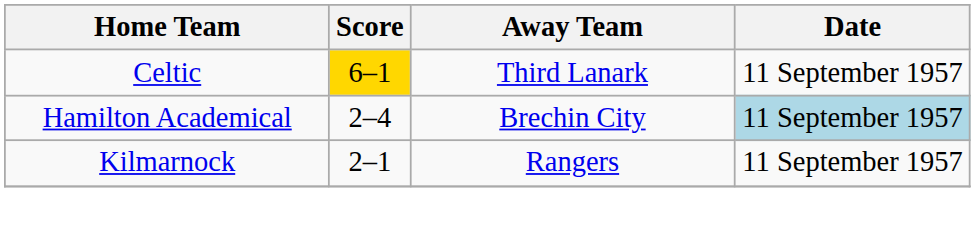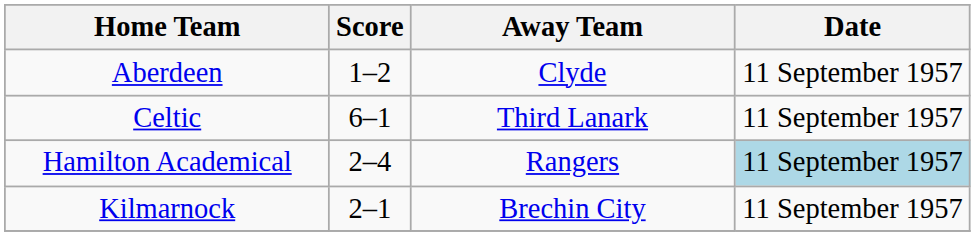+ row: (167, 72)
(370, 72) gold background -> (370, 117) no background
(572, 117) Brechin City -> (572, 162) Rangers
(572, 162) Rangers -> (572, 207) Brechin City
